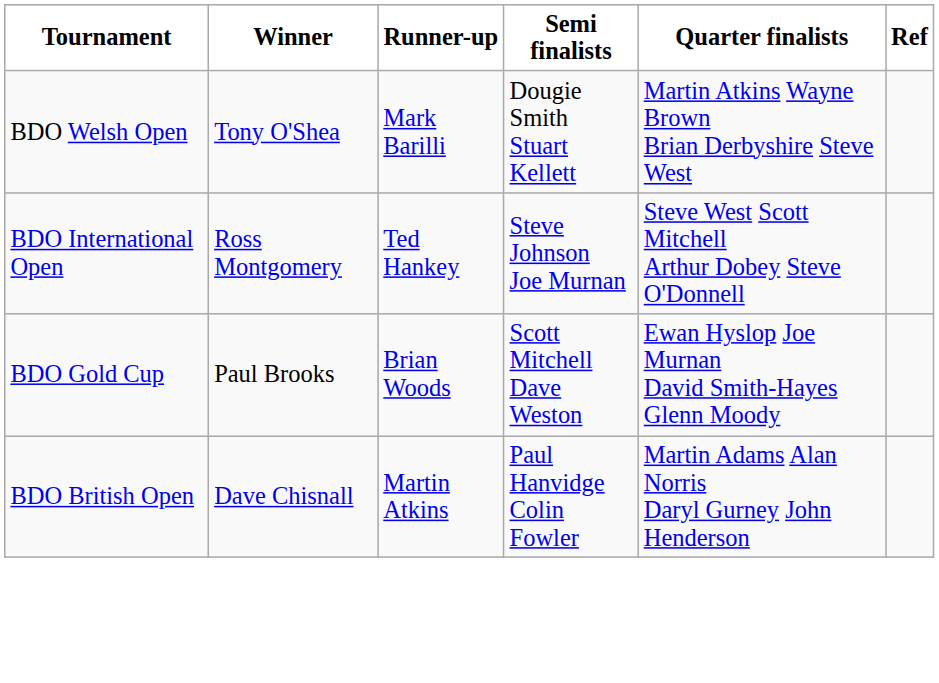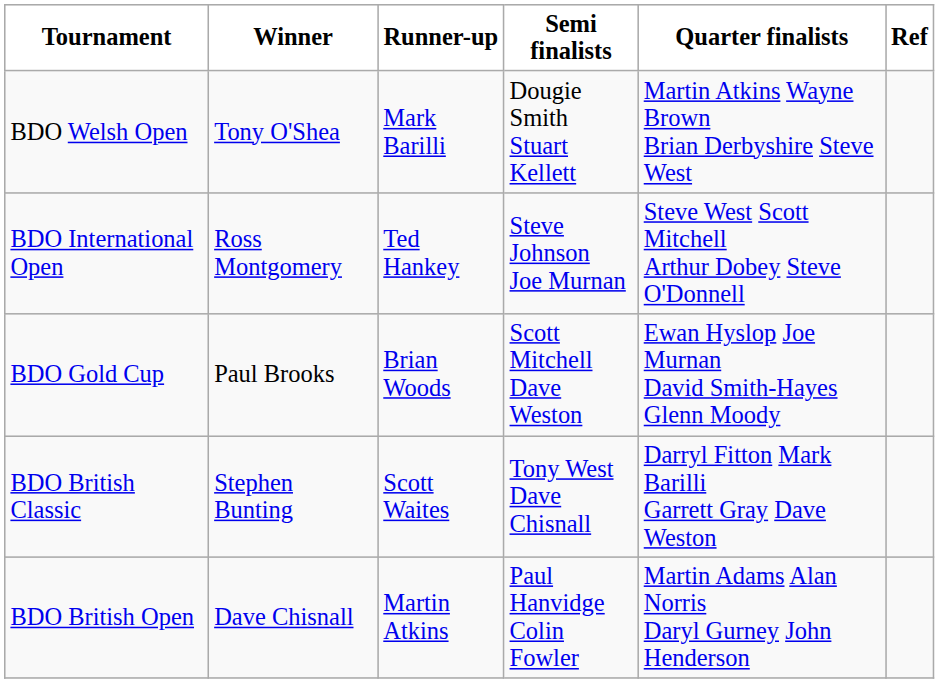+ row: (73, 495)
